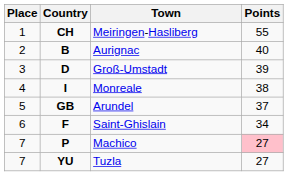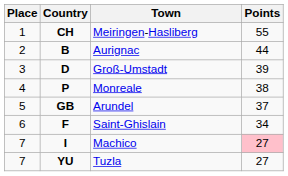(262, 50) 40 -> (262, 50) 44
(65, 87) I -> (65, 87) P
(65, 143) P -> (65, 143) I
